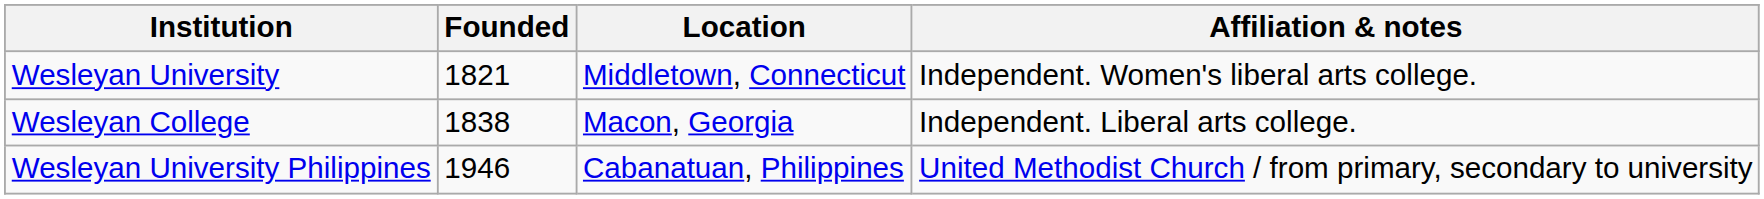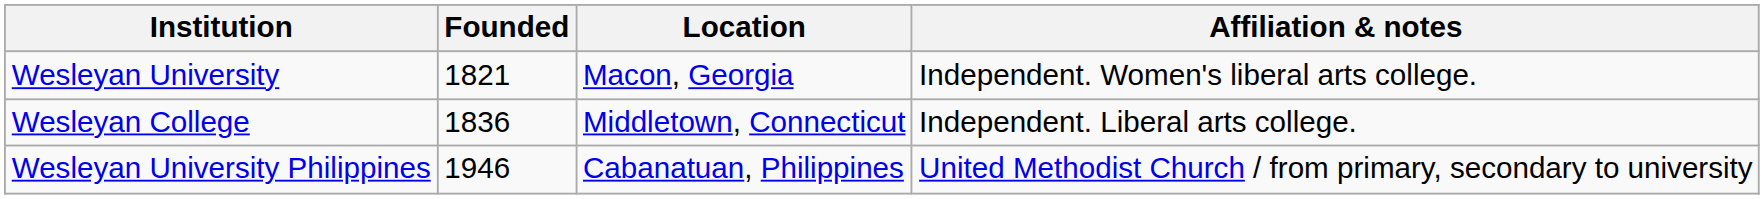(744, 74) Middletown, Connecticut -> (688, 74) Macon, Georgia
(477, 121) 1838 -> (477, 121) 1836
(688, 121) Macon, Georgia -> (744, 121) Middletown, Connecticut
